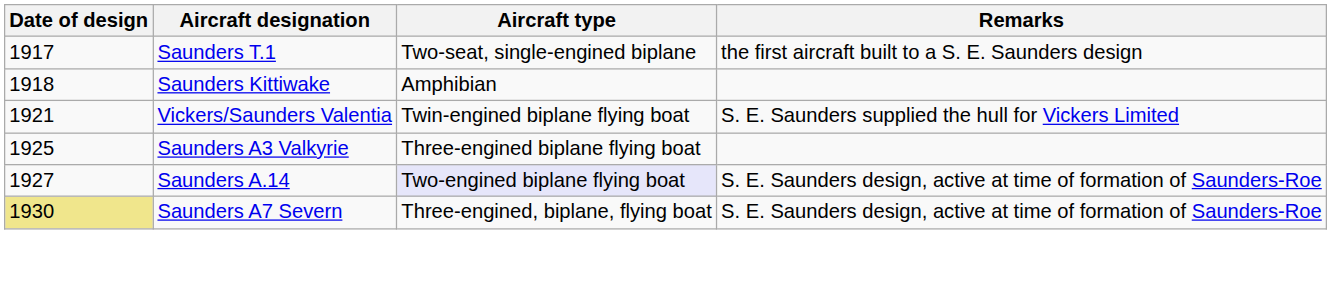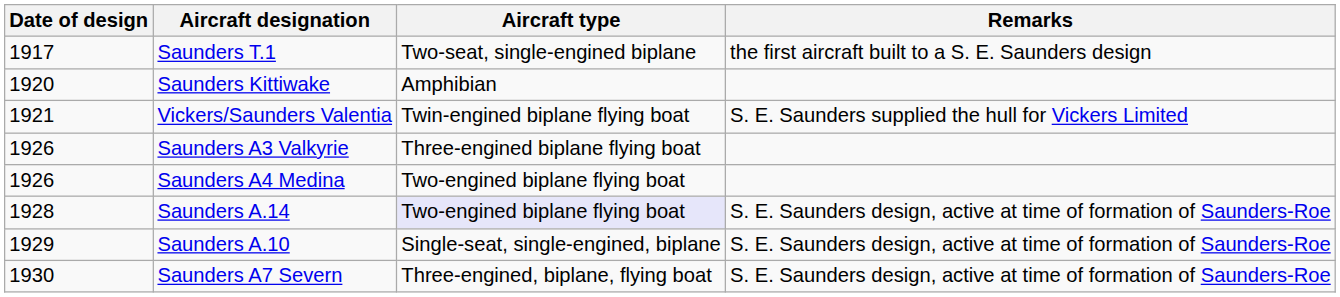(32, 84) 1918 -> (32, 84) 1920
(32, 148) 1925 -> (32, 148) 1926
+ row: (251, 180)
(32, 180) 1927 -> (32, 212) 1928
+ row: (224, 244)
(32, 212) khaki background -> (32, 276) no background
